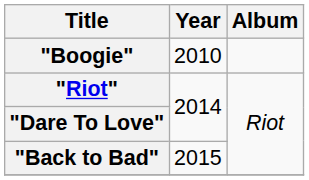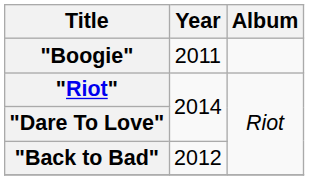(198, 55) 2010 -> (198, 55) 2011
(198, 157) 2015 -> (198, 157) 2012
